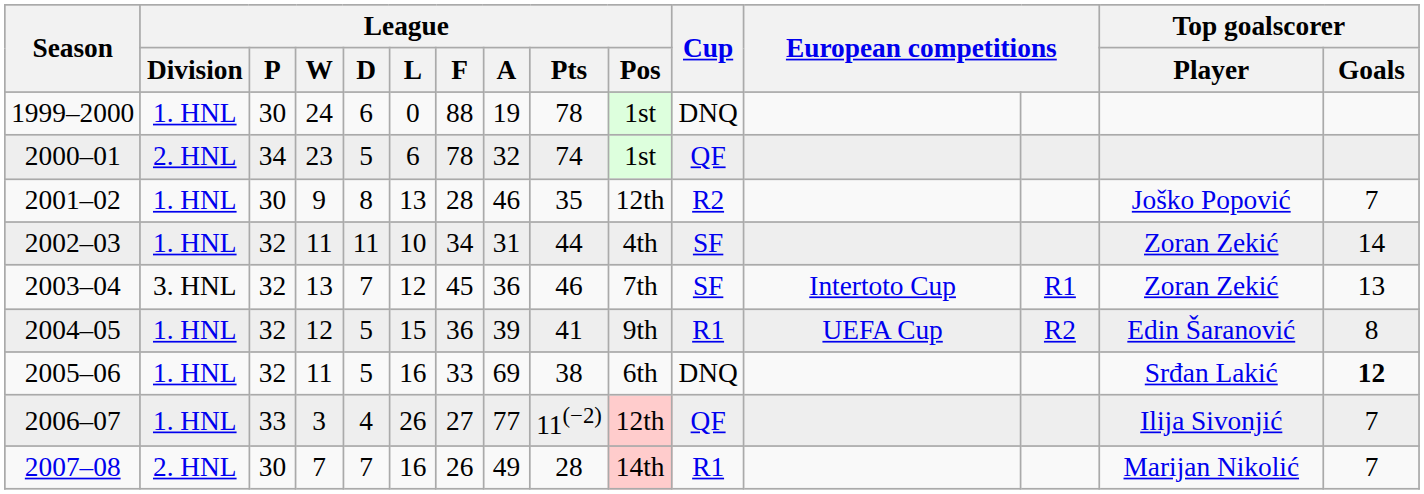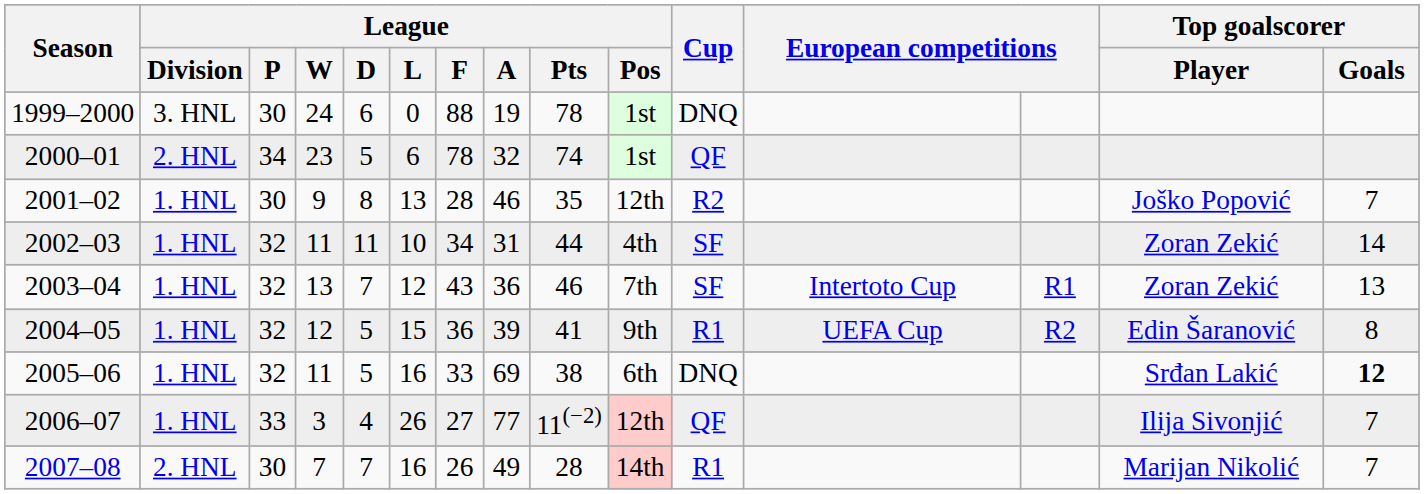(195, 112) 1. HNL -> (195, 112) 3. HNL
(195, 286) 3. HNL -> (195, 286) 1. HNL
(460, 286) 45 -> (460, 286) 43
